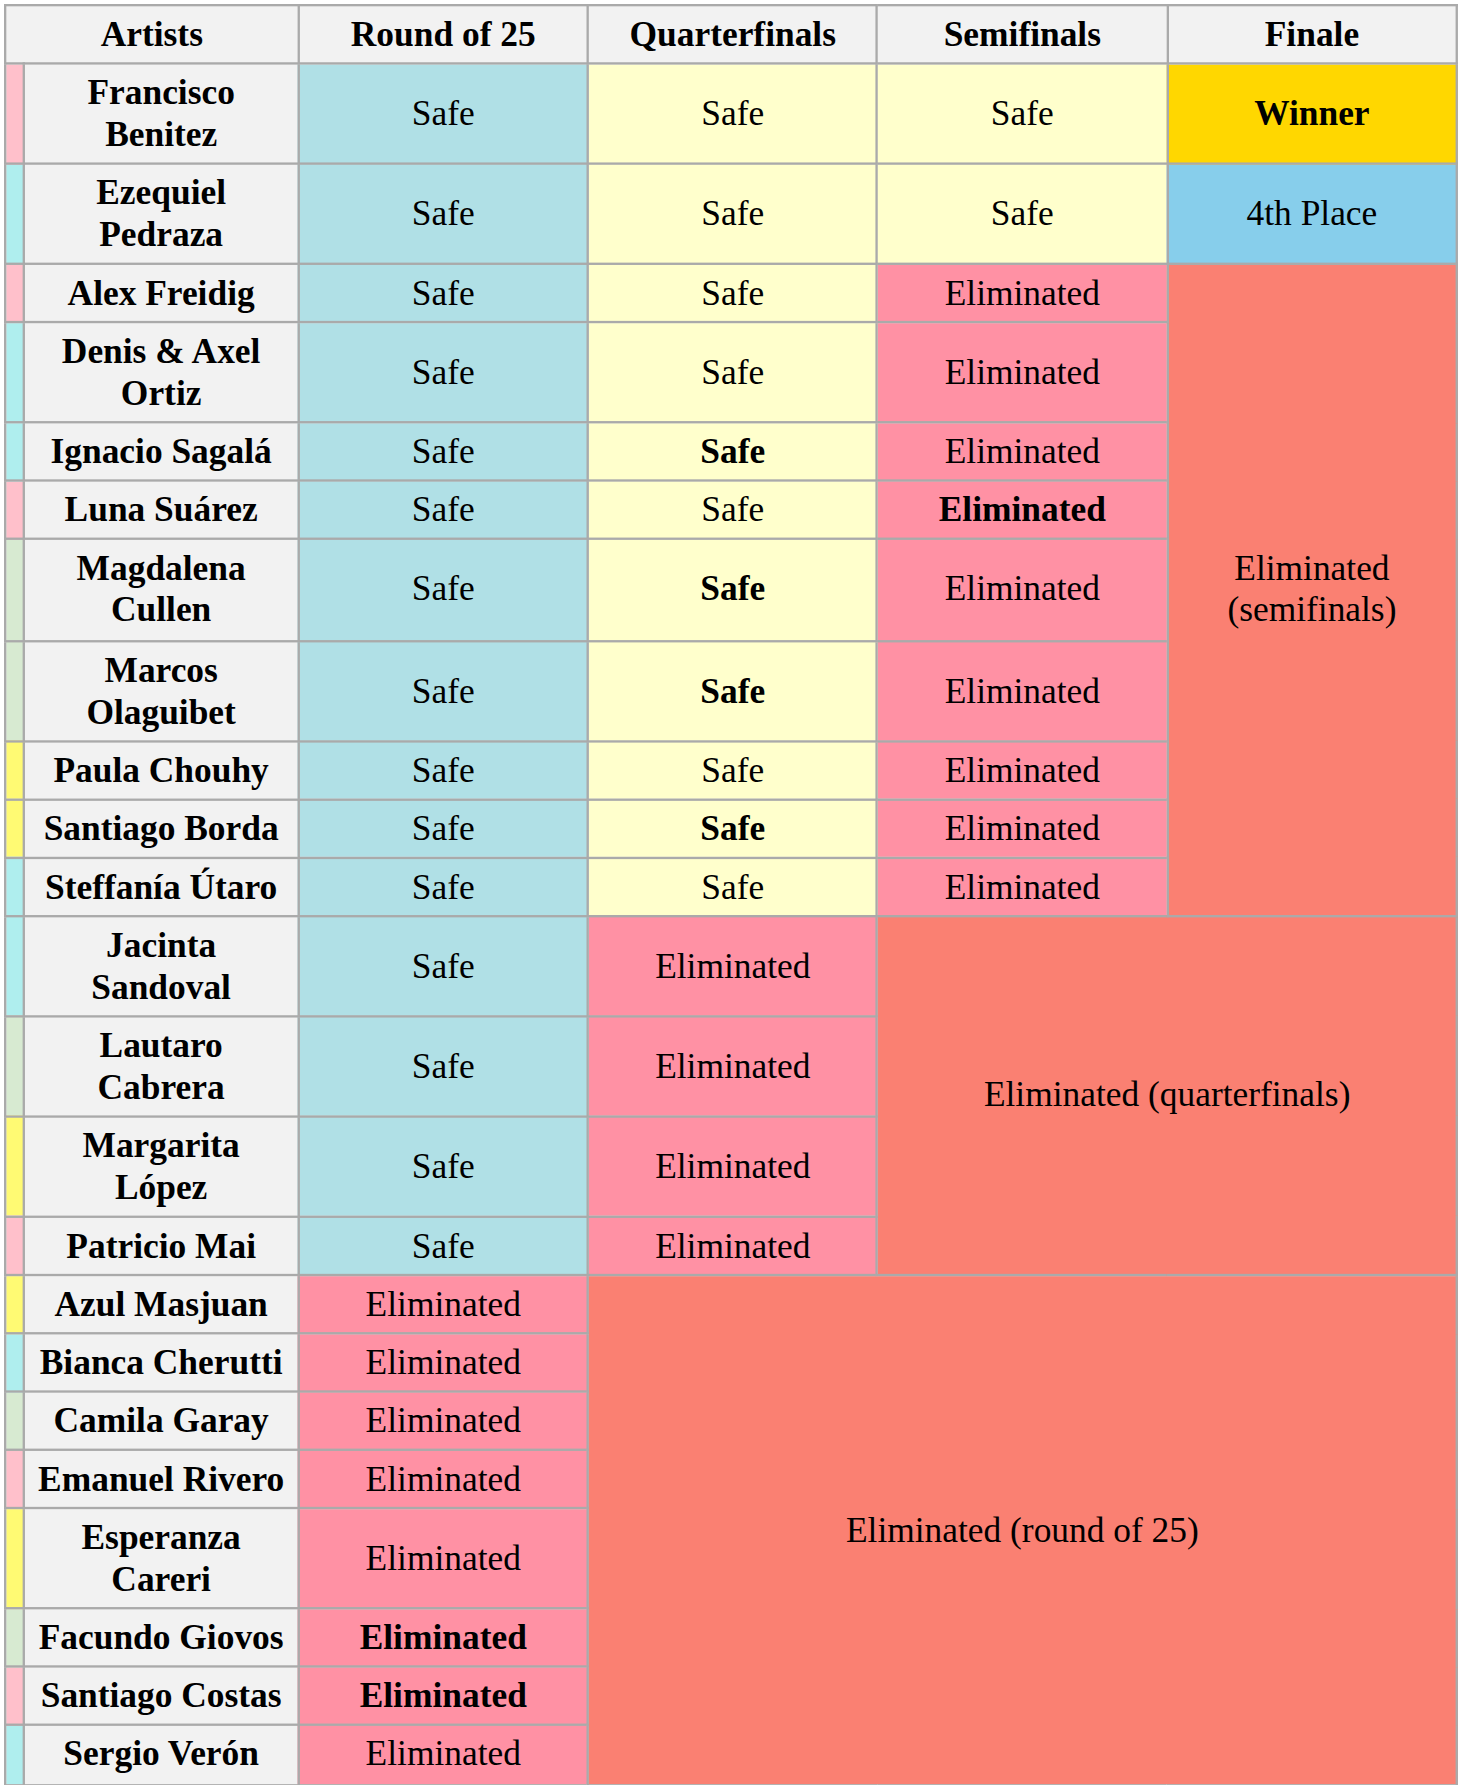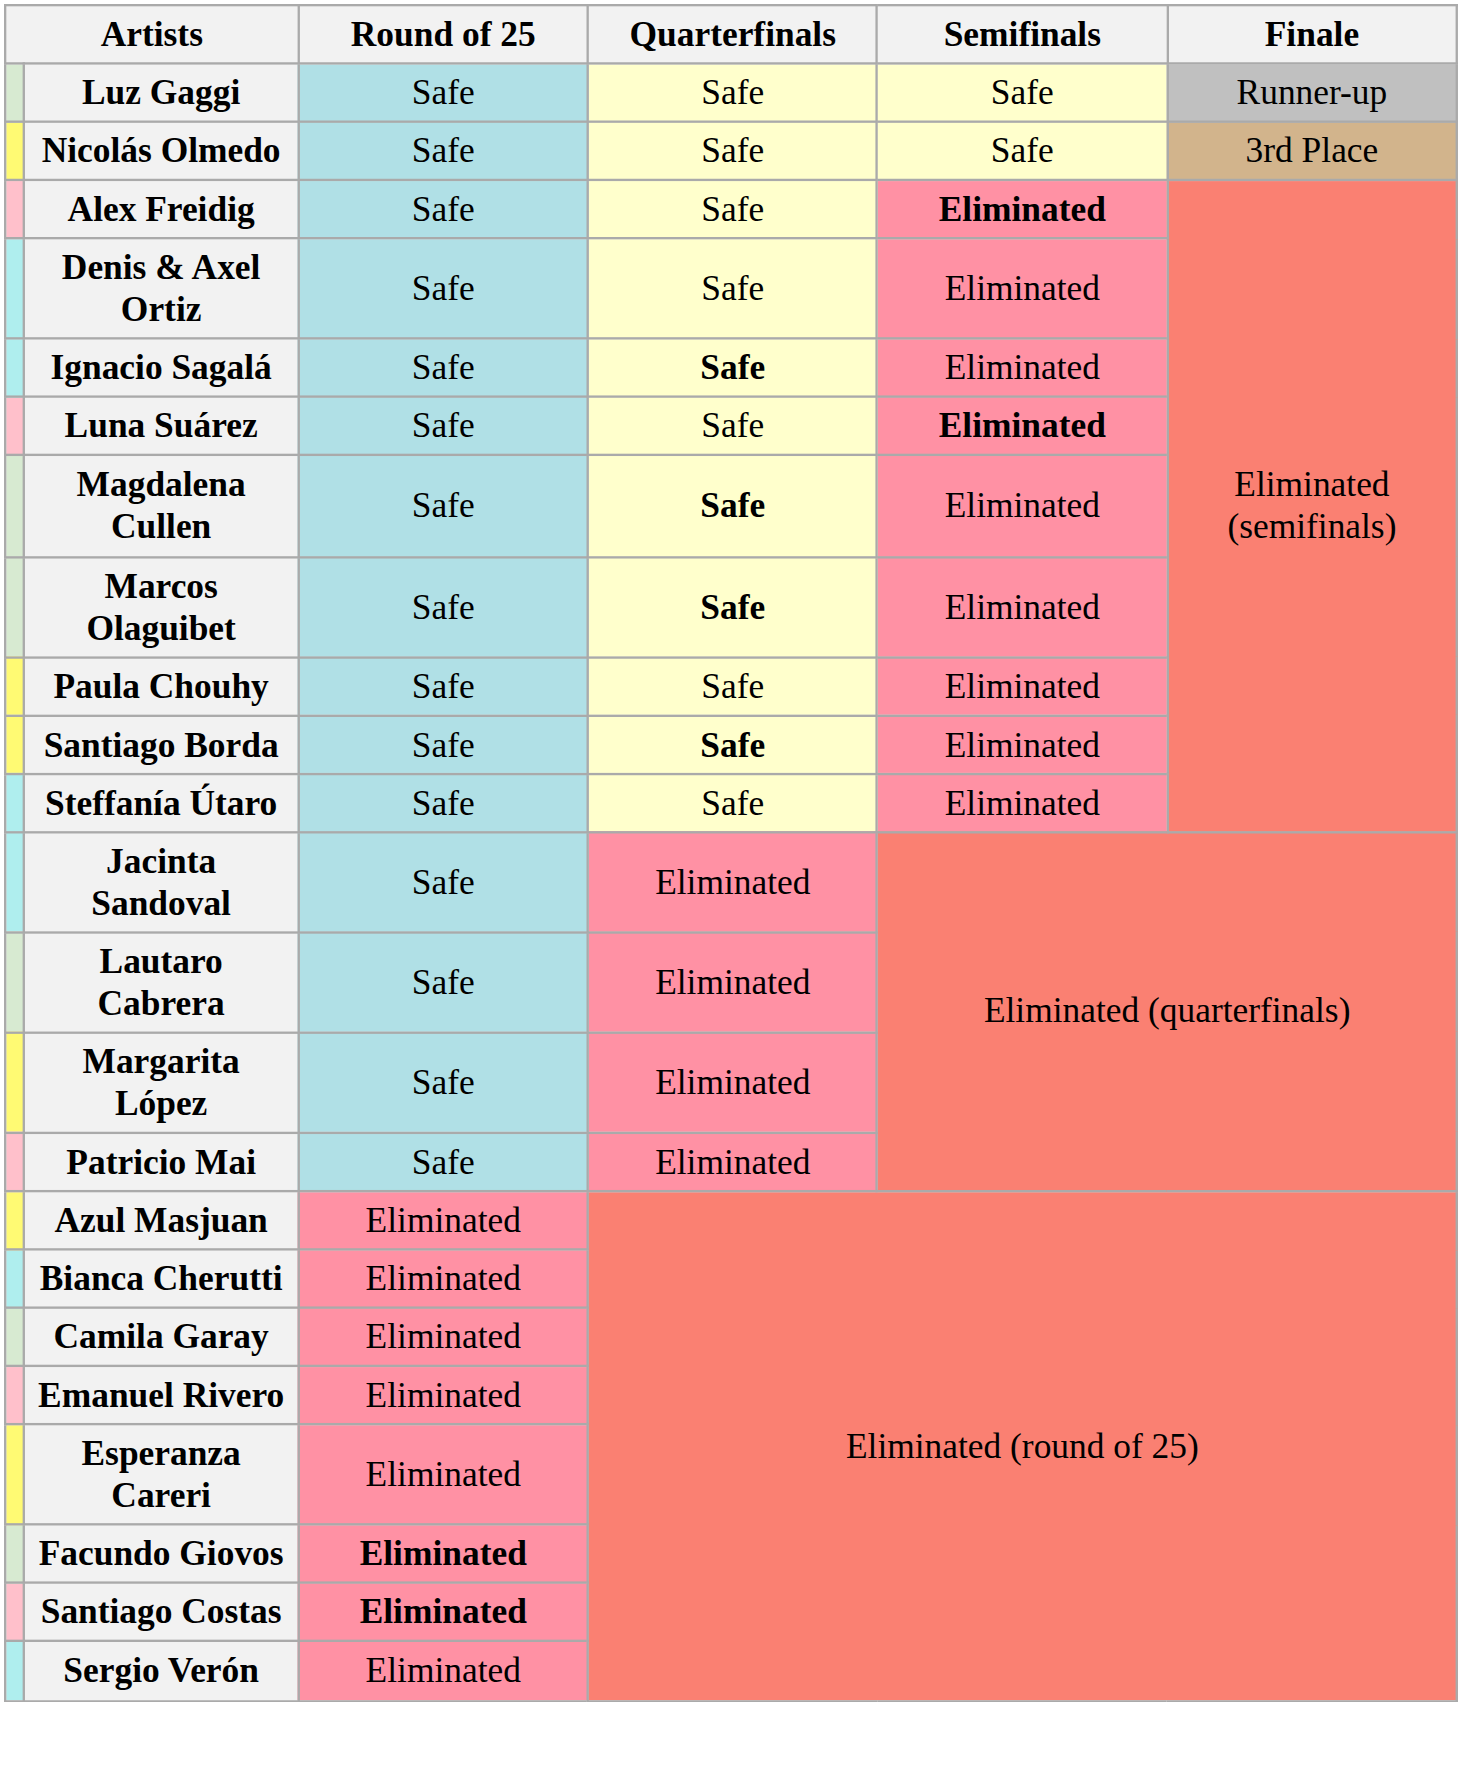- row: (161, 113)
+ row: (161, 92)
+ row: (161, 150)
- row: (161, 213)
(1022, 292) normal -> (1022, 209) bold
